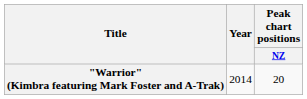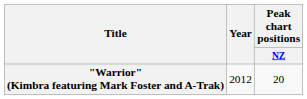(241, 79) 2014 -> (241, 79) 2012
